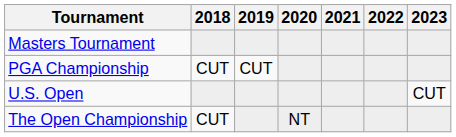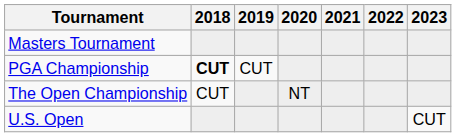(213, 68) normal -> (213, 68) bold
rows swapped: (46, 94) <-> (98, 119)
